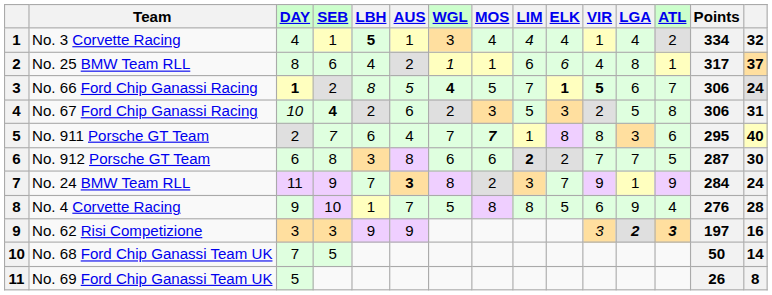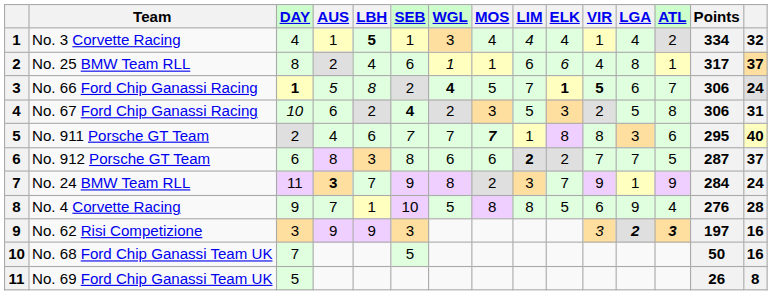columns swapped: (333, 16) <-> (410, 16)
(755, 159) 30 -> (755, 159) 37
(755, 254) 14 -> (755, 254) 16
